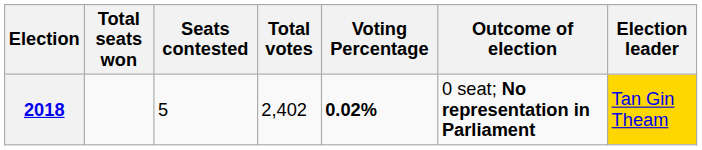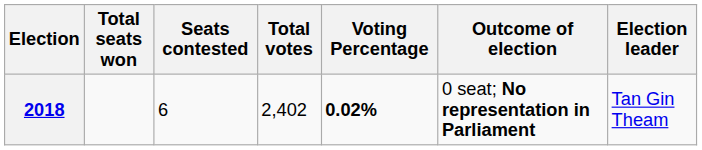(163, 109) 5 -> (163, 109) 6
(643, 109) gold background -> (643, 109) no background
